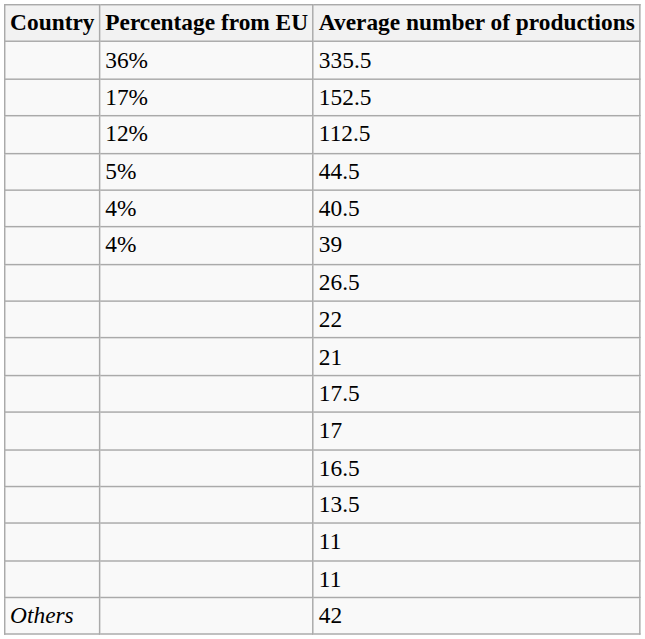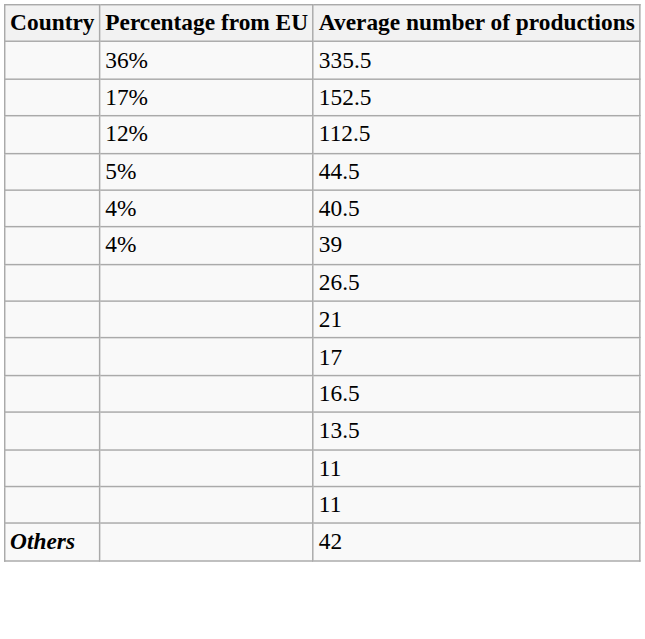- row: (207, 320)
- row: (207, 394)
(42, 615) normal -> (43, 541) bold
